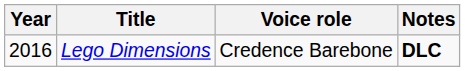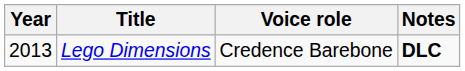(31, 50) 2016 -> (31, 50) 2013
